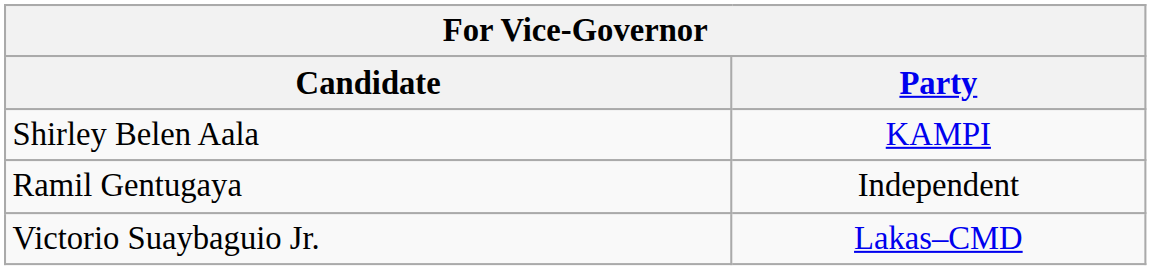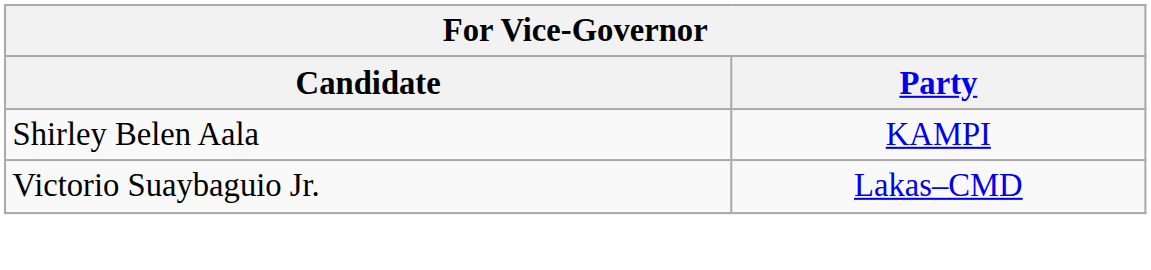- row: (127, 185)
